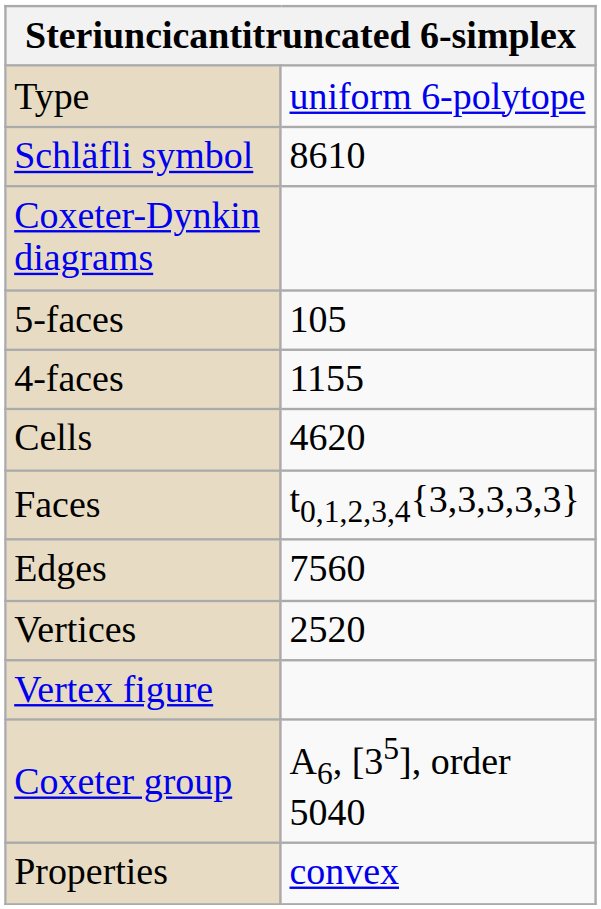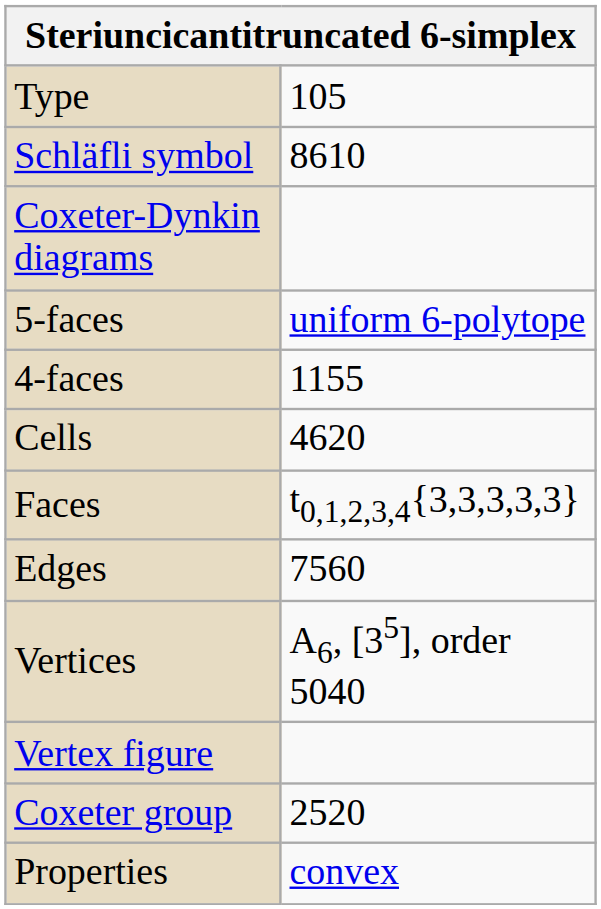(437, 95) uniform 6-polytope -> (318, 95) 105
(318, 318) 105 -> (437, 318) uniform 6-polytope
(327, 629) 2520 -> (400, 660) A6, [35], order 5040
(400, 781) A6, [35], order 5040 -> (327, 812) 2520
